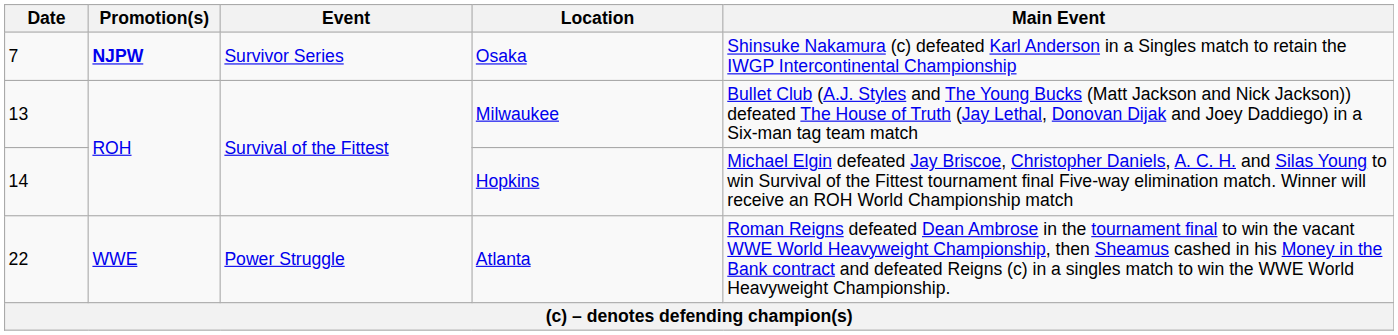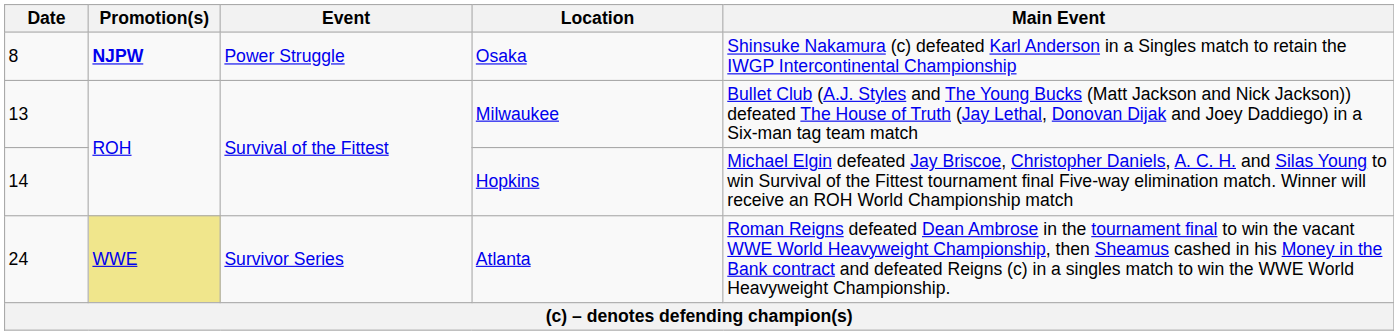(14, 56) 7 -> (14, 56) 8
(284, 56) Survivor Series -> (285, 56) Power Struggle
(18, 258) 22 -> (18, 258) 24
(115, 258) no background -> (115, 258) khaki background
(285, 258) Power Struggle -> (284, 258) Survivor Series
